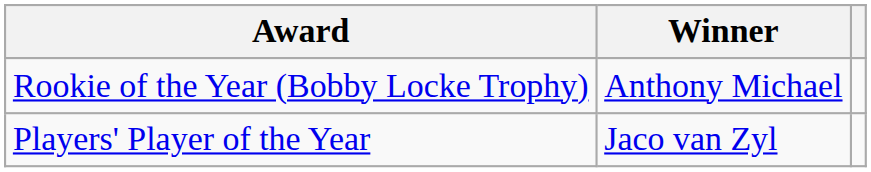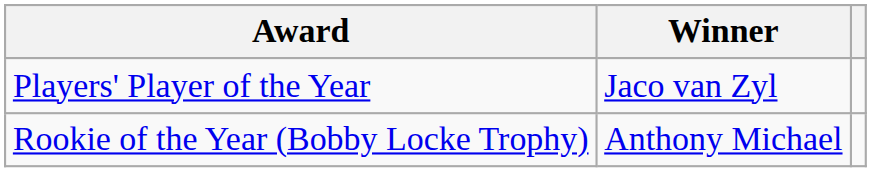rows swapped: (192, 138) <-> (301, 85)
